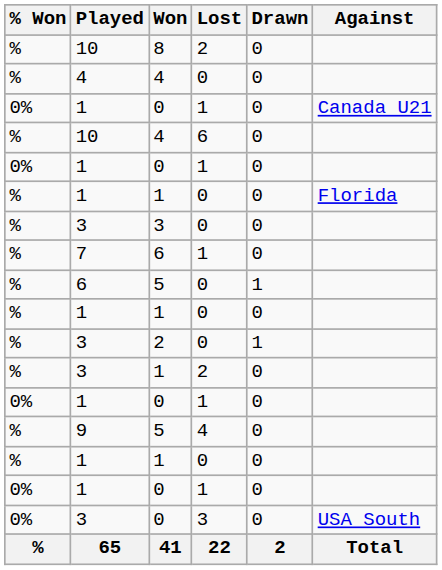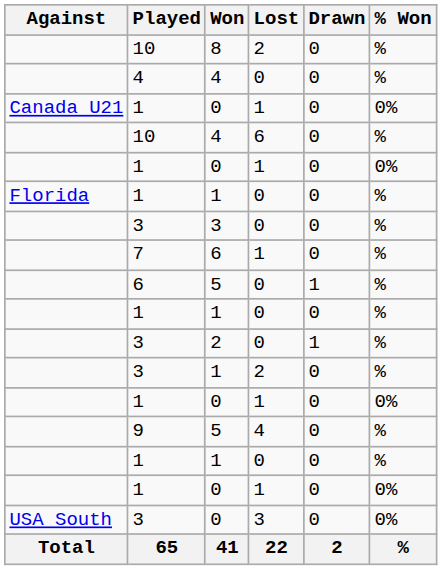columns swapped: (375, 20) <-> (38, 20)
